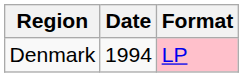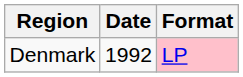(128, 54) 1994 -> (128, 54) 1992
